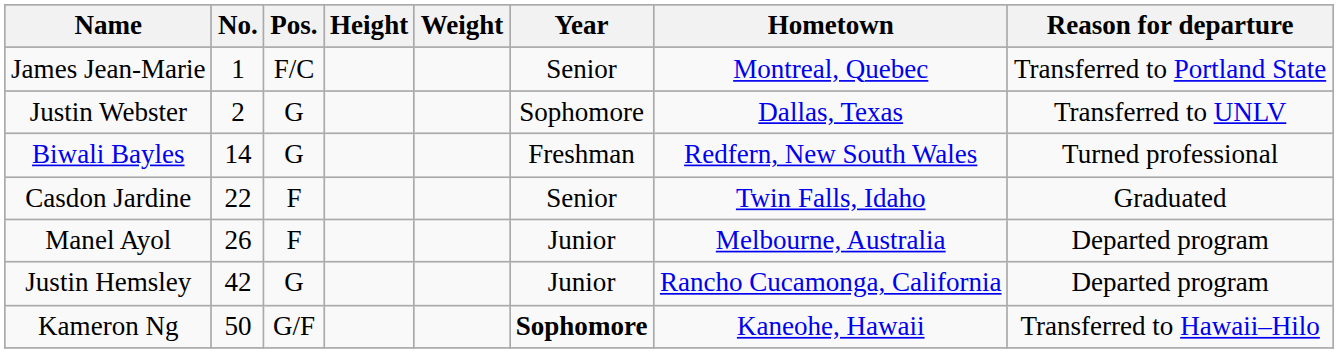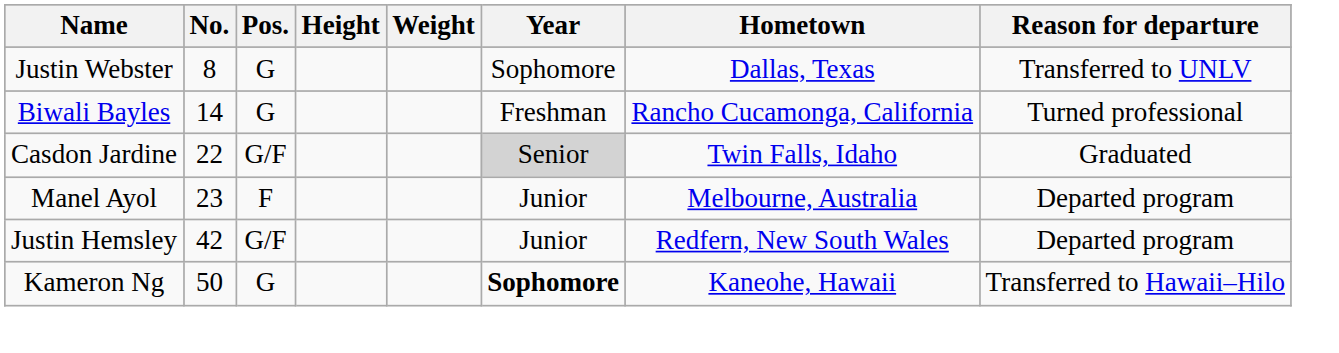- row: (108, 68)
(238, 111) 2 -> (209, 68) 8
(831, 154) Redfern, New South Wales -> (802, 111) Rancho Cucamonga, California
(294, 197) F -> (265, 154) G/F
(582, 197) no background -> (553, 154) lightgrey background
(238, 240) 26 -> (209, 197) 23
(294, 283) G -> (265, 240) G/F
(831, 283) Rancho Cucamonga, California -> (802, 240) Redfern, New South Wales
(294, 326) G/F -> (265, 283) G
